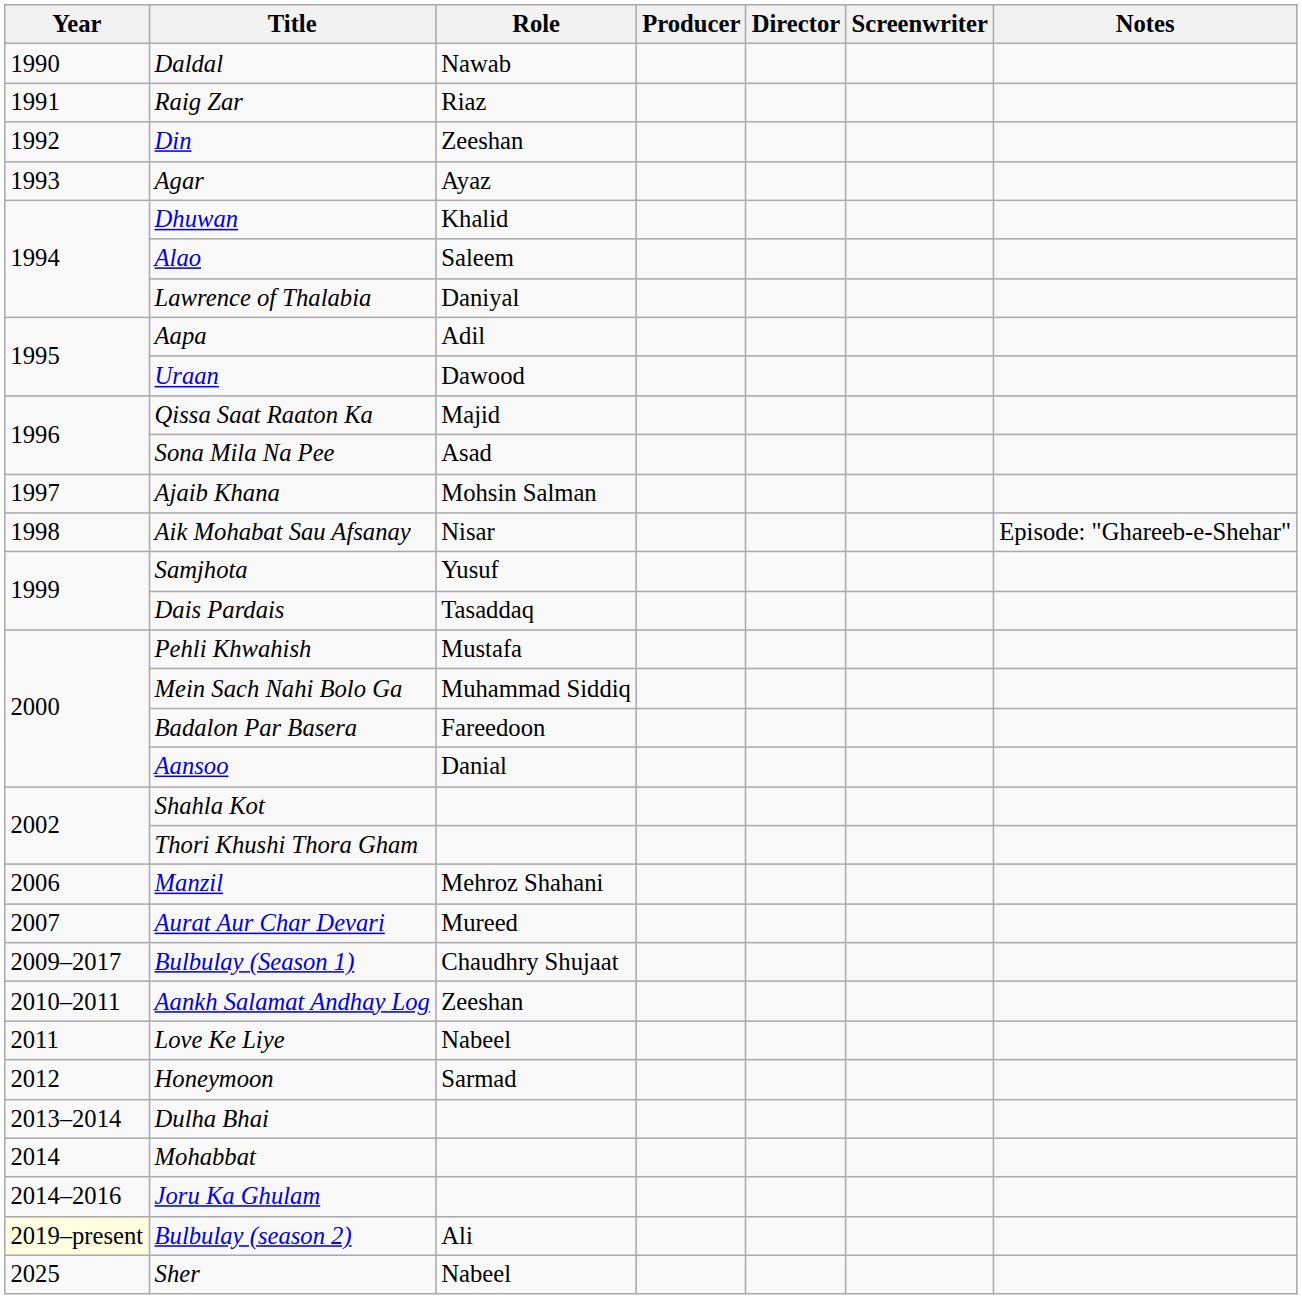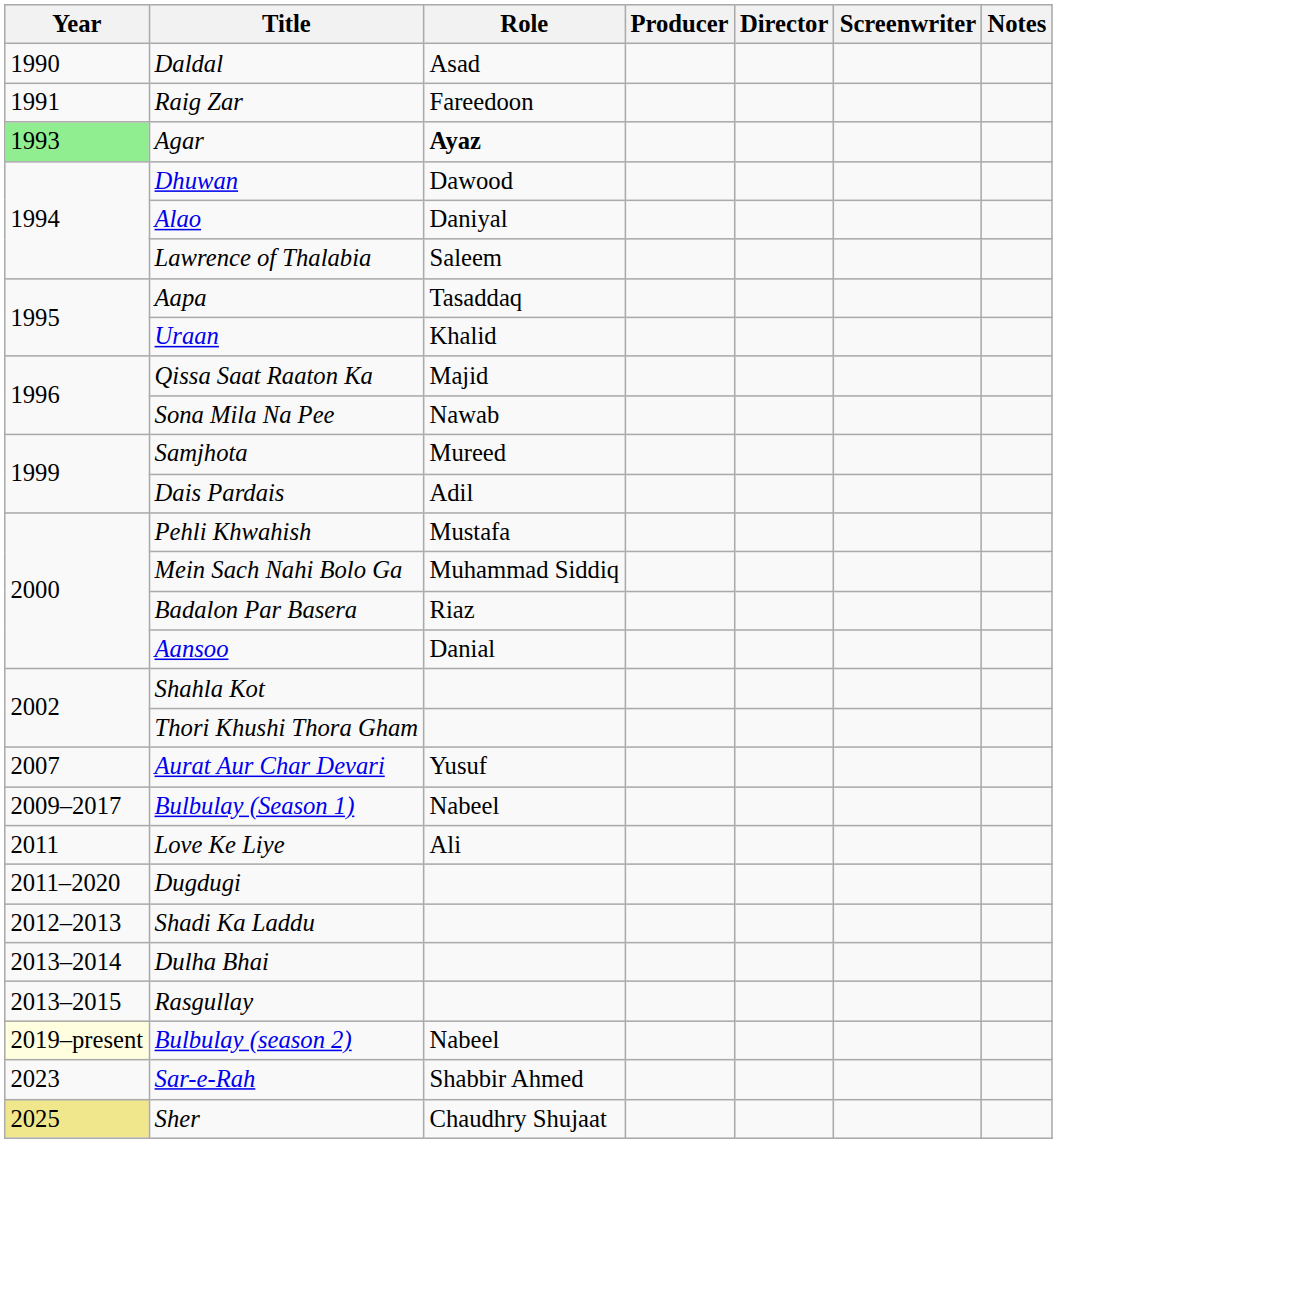(476, 63) Nawab -> (455, 63) Asad
(464, 102) Riaz -> (481, 102) Fareedoon
- row: (173, 141)
(35, 180) no background -> (35, 141) lightgreen background
(466, 180) normal -> (455, 141) bold
(475, 219) Khalid -> (471, 180) Dawood
(478, 258) Saleem -> (469, 219) Daniyal
(480, 297) Daniyal -> (466, 258) Saleem
(463, 336) Adil -> (476, 297) Tasaddaq
(483, 375) Dawood -> (463, 336) Khalid
(467, 453) Asad -> (464, 414) Nawab
- row: (217, 492)
- row: (283, 532)
(470, 571) Yusuf -> (468, 453) Mureed
(488, 610) Tasaddaq -> (451, 492) Adil
(493, 727) Fareedoon -> (452, 610) Riaz
- row: (189, 883)
(480, 922) Mureed -> (458, 766) Yusuf
(530, 961) Chaudhry Shujaat -> (464, 805) Nabeel
- row: (292, 1000)
(476, 1040) Nabeel -> (445, 844) Ali
+ row: (198, 883)
- row: (214, 1079)
+ row: (235, 922)
+ row: (204, 1000)
- row: (205, 1157)
- row: (237, 1196)
(457, 1235) Ali -> (464, 1040) Nabeel
+ row: (205, 1079)
(35, 1274) no background -> (35, 1118) khaki background
(476, 1274) Nabeel -> (518, 1118) Chaudhry Shujaat
